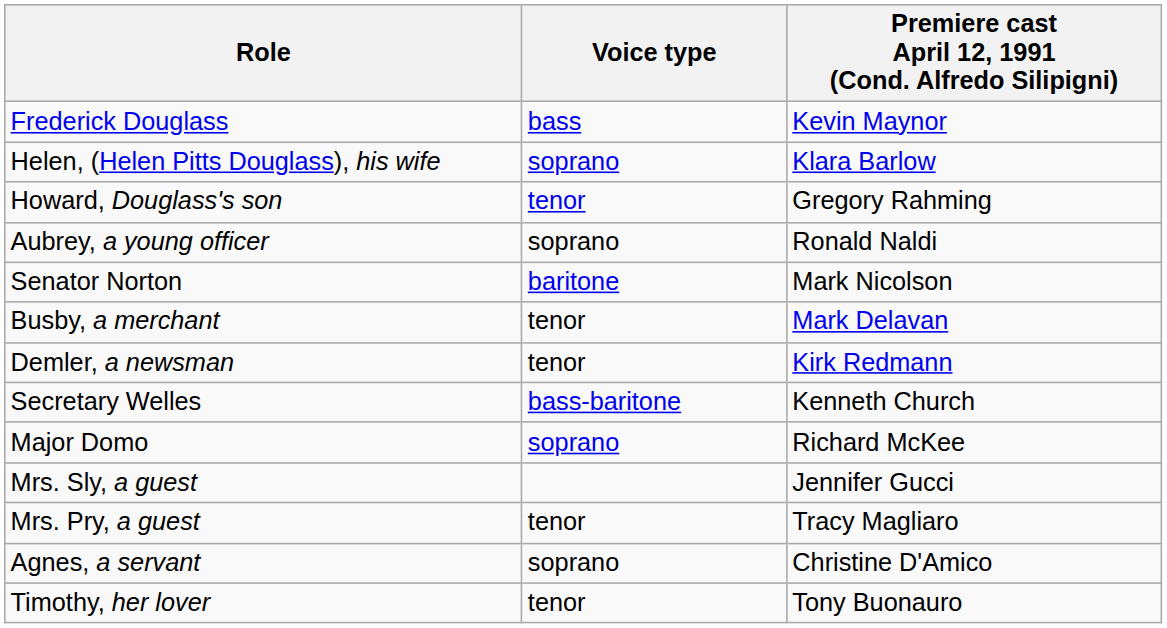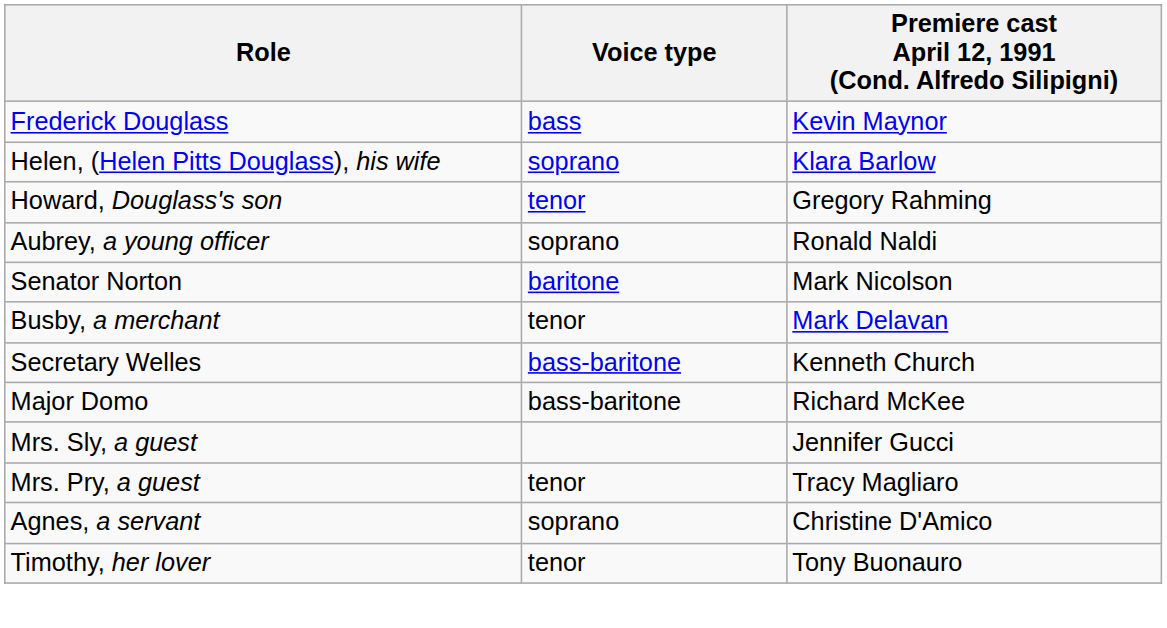- row: (122, 362)
(574, 442) soprano -> (604, 402) bass-baritone
